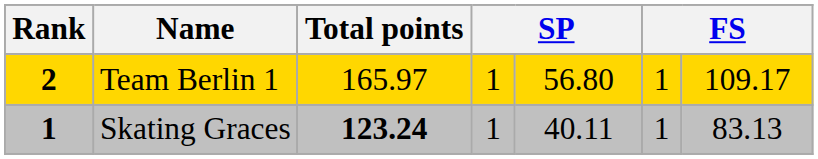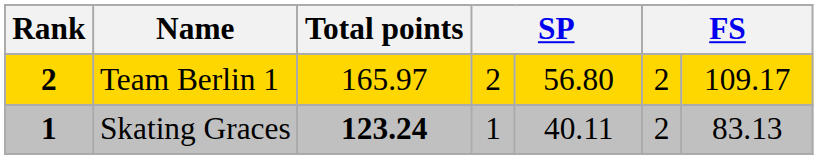(493, 79) 1 -> (493, 79) 2
(662, 79) 1 -> (662, 79) 2
(662, 128) 1 -> (662, 128) 2
